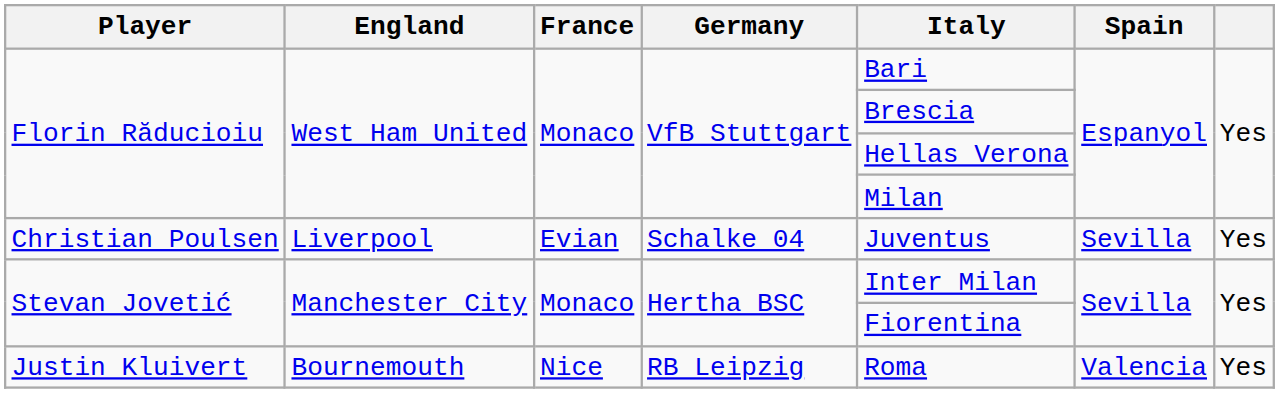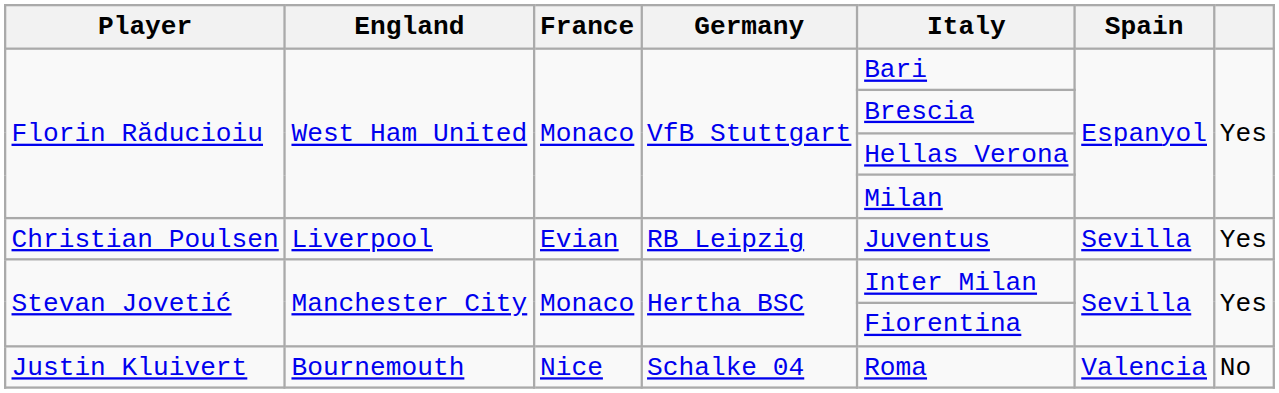(726, 239) Schalke 04 -> (726, 239) RB Leipzig
(726, 367) RB Leipzig -> (726, 367) Schalke 04
(1243, 367) Yes -> (1235, 367) No
